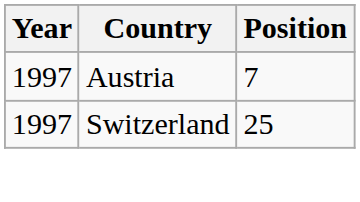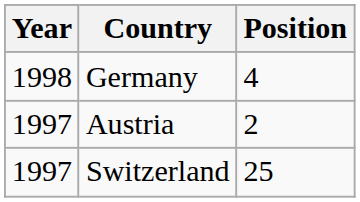+ row: (142, 76)
(251, 76) 7 -> (251, 123) 2
